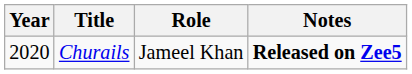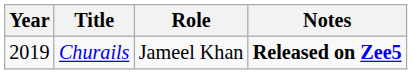(29, 52) 2020 -> (29, 52) 2019
